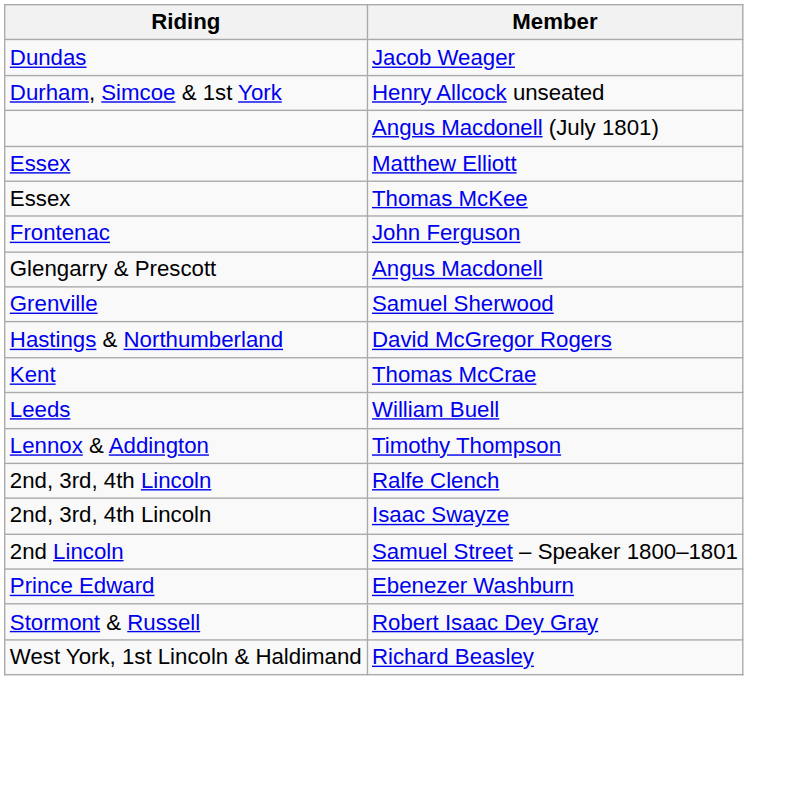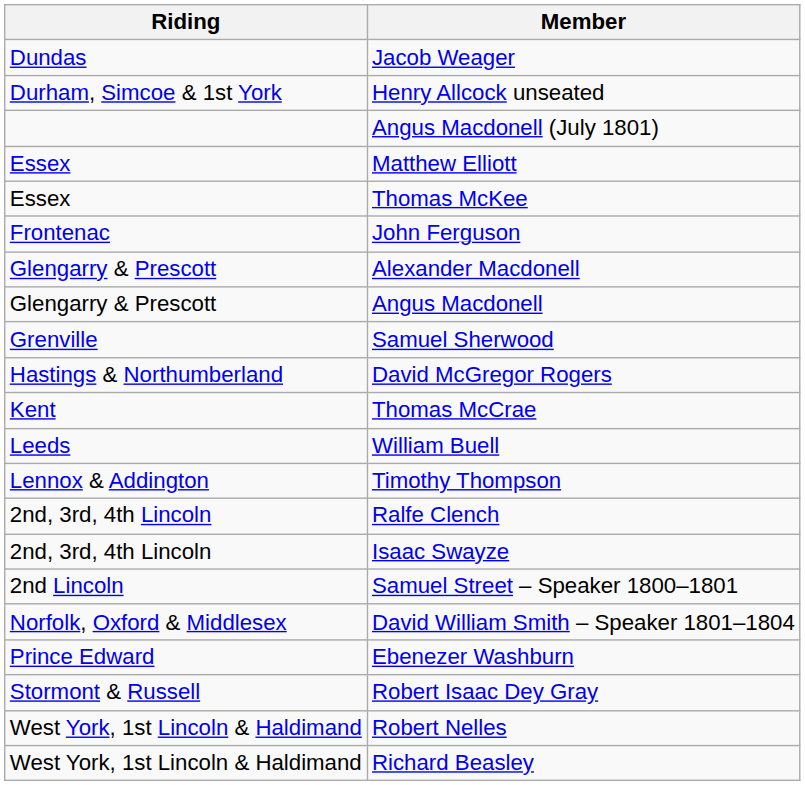+ row: (476, 269)
+ row: (583, 621)
+ row: (439, 727)
